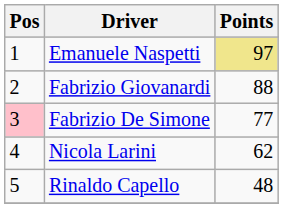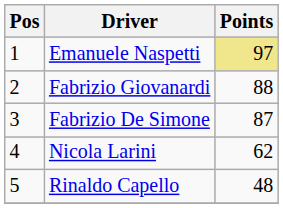(14, 119) pink background -> (14, 119) no background
(263, 119) 77 -> (263, 119) 87
